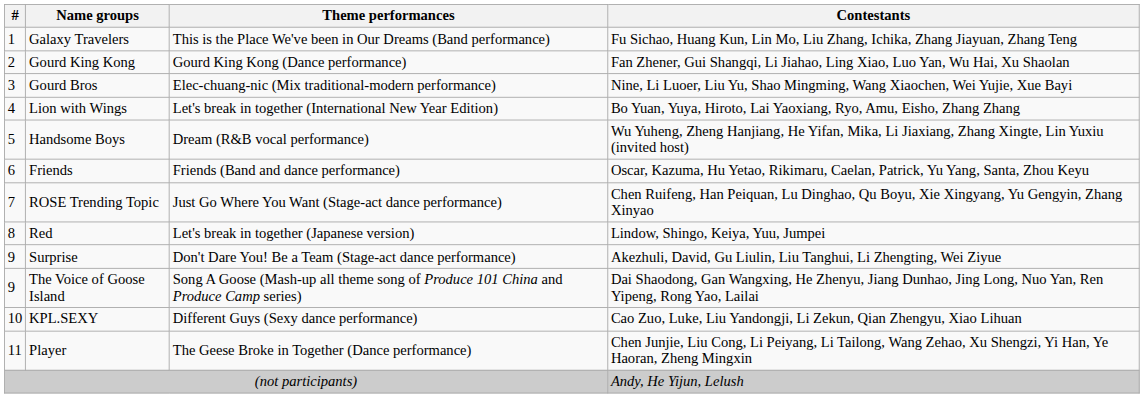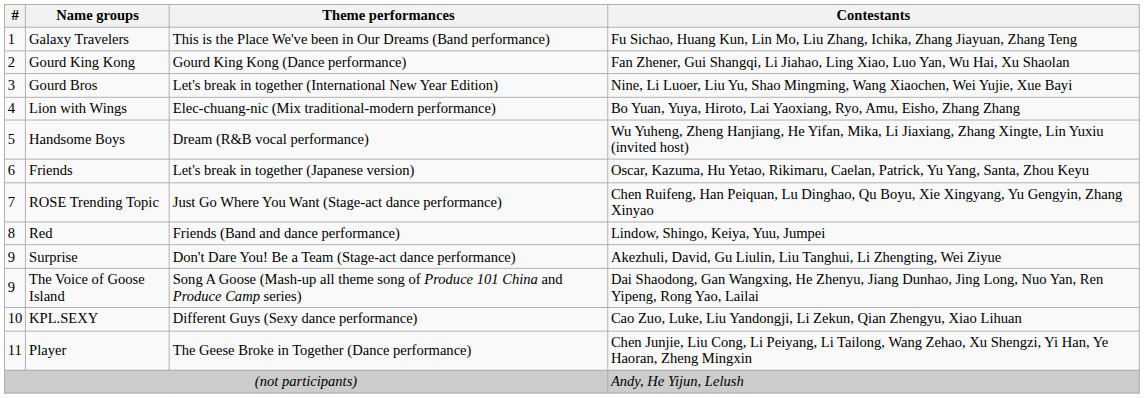(334, 85) Elec-chuang-nic (Mix traditional-modern performance) -> (335, 85) Let's break in together (International New Year Edition)
(335, 108) Let's break in together (International New Year Edition) -> (334, 108) Elec-chuang-nic (Mix traditional-modern performance)
(286, 170) Friends (Band and dance performance) -> (294, 170) Let's break in together (Japanese version)
(294, 233) Let's break in together (Japanese version) -> (286, 233) Friends (Band and dance performance)
